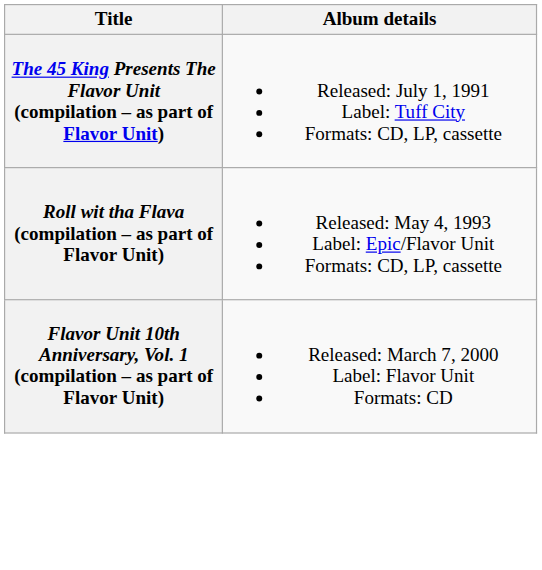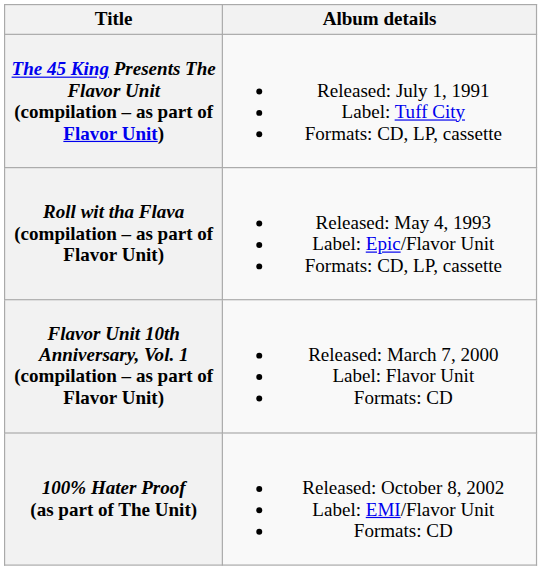+ row: (114, 498)
